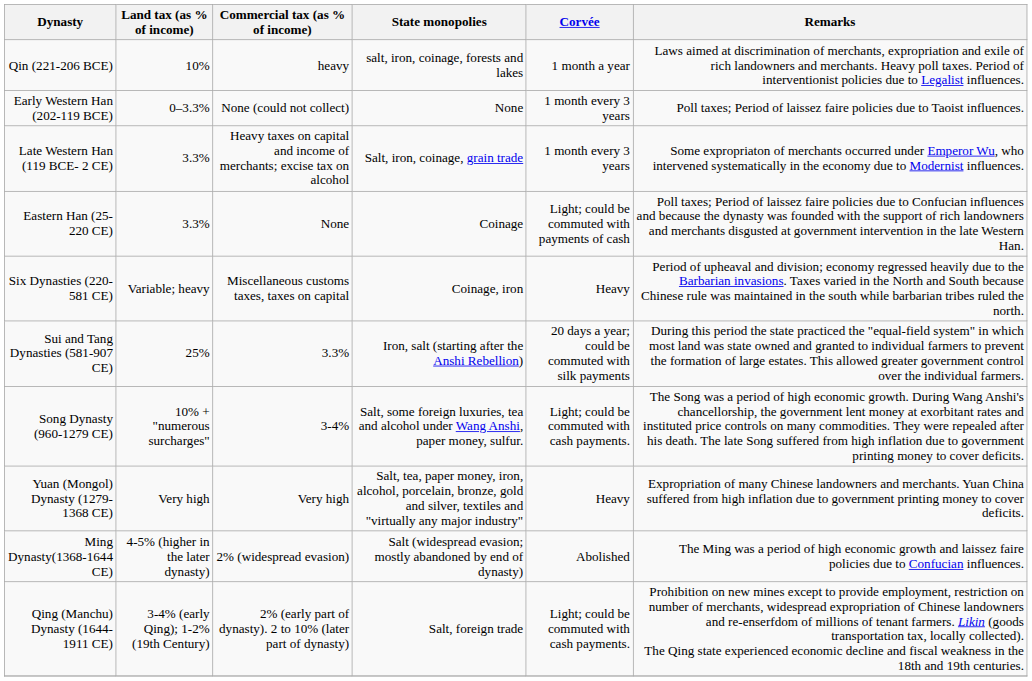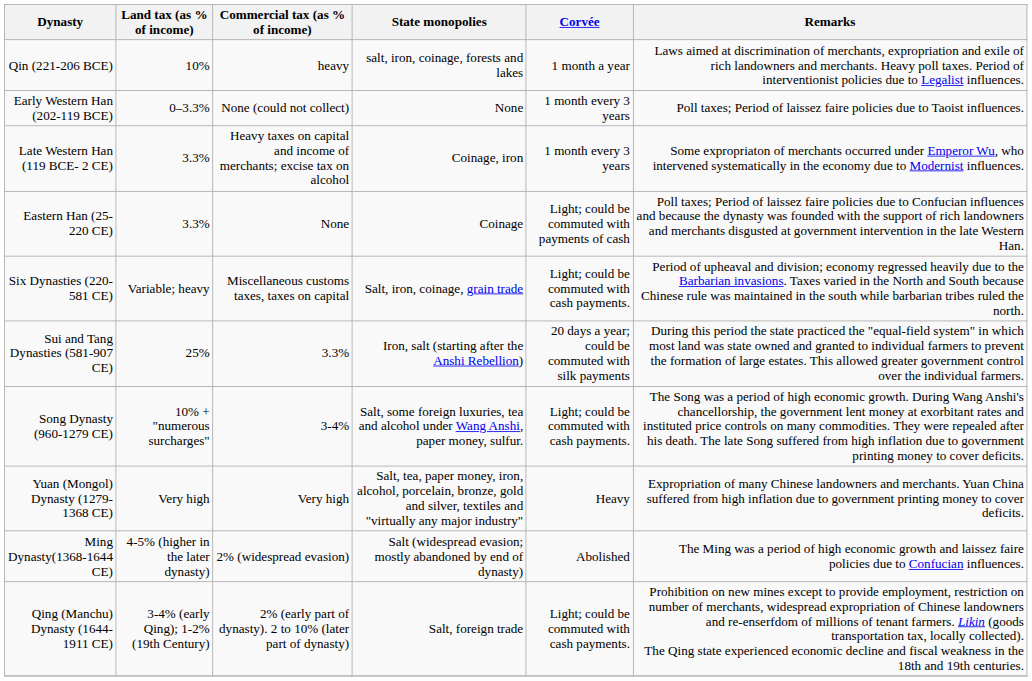(444, 158) Salt, iron, coinage, grain trade -> (487, 158) Coinage, iron
(487, 288) Coinage, iron -> (444, 288) Salt, iron, coinage, grain trade
(613, 288) Heavy -> (589, 288) Light; could be commuted with cash payments.
